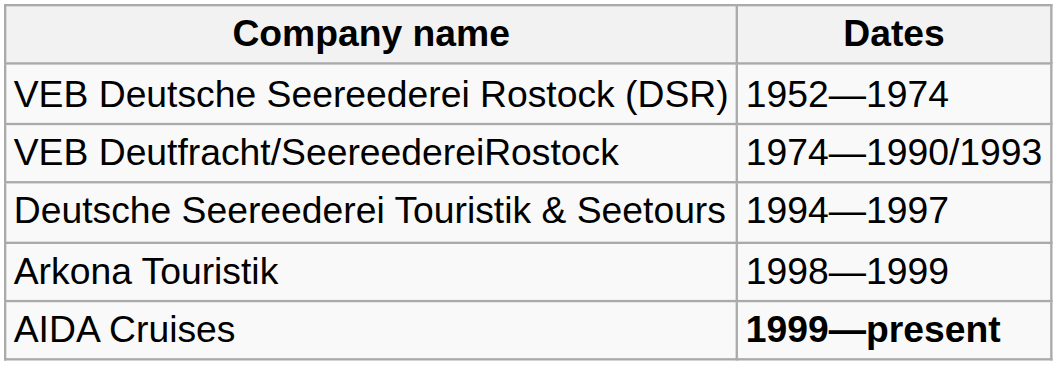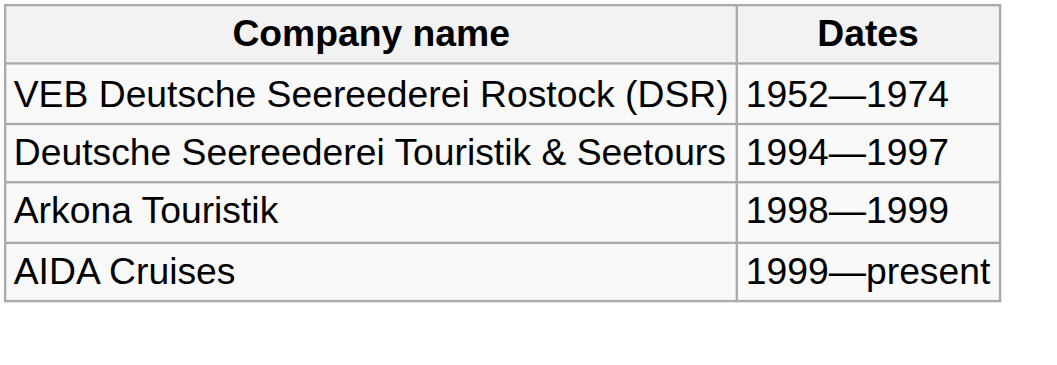- row: (316, 152)
(873, 329) bold -> (868, 270) normal
